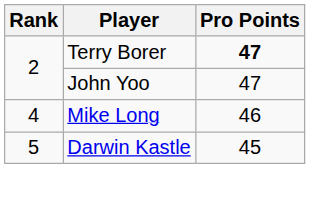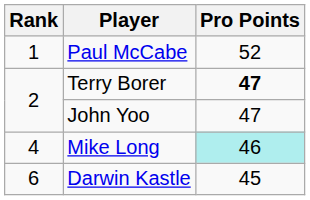+ row: (127, 52)
(250, 115) no background -> (250, 147) paleturquoise background
(34, 147) 5 -> (34, 178) 6
